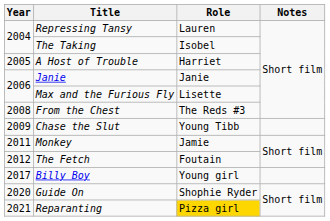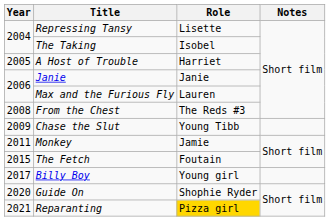(197, 29) Lauren -> (200, 29) Lisette
(200, 94) Lisette -> (197, 94) Lauren
(19, 159) 2012 -> (19, 159) 2015
